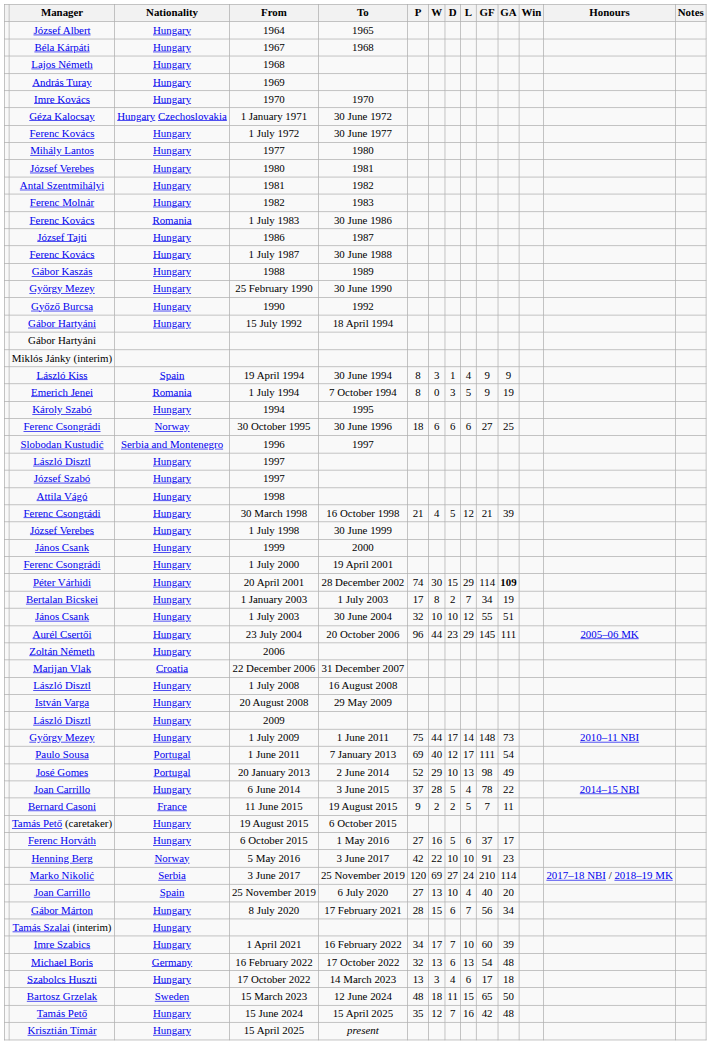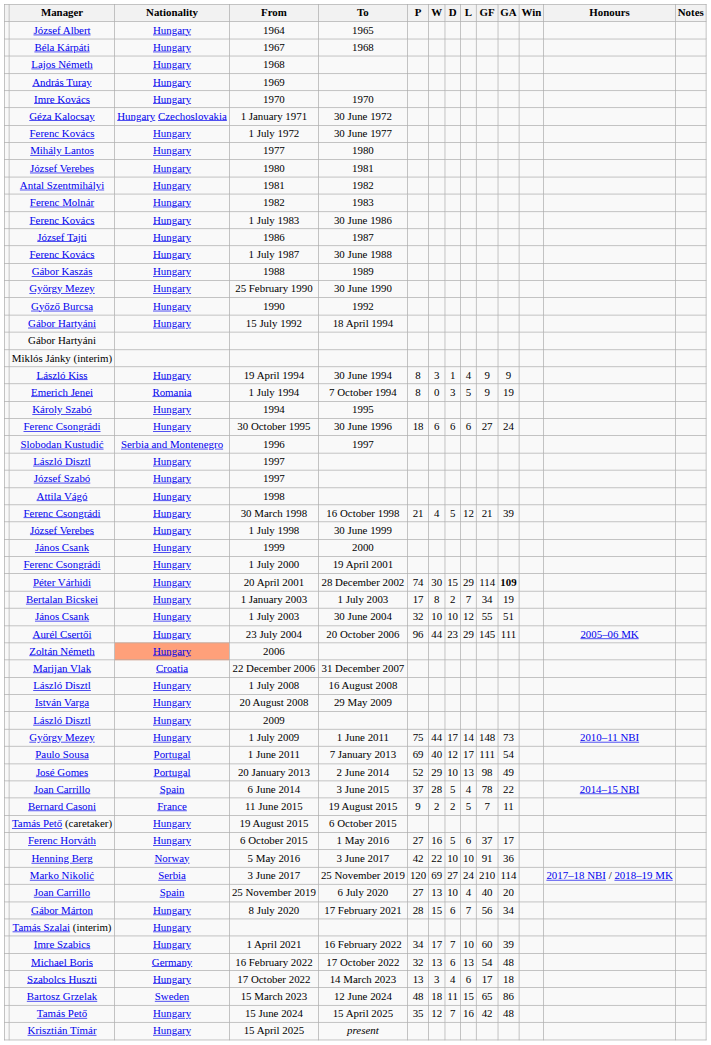(172, 220) Romania -> (172, 220) Hungary
(172, 375) Spain -> (172, 375) Hungary
(172, 427) Norway -> (172, 427) Hungary
(508, 427) 25 -> (508, 427) 24
(172, 651) no background -> (172, 651) lightsalmon background
(172, 789) Hungary -> (172, 789) Spain
(508, 858) 23 -> (508, 858) 36
(508, 996) 50 -> (508, 996) 86
